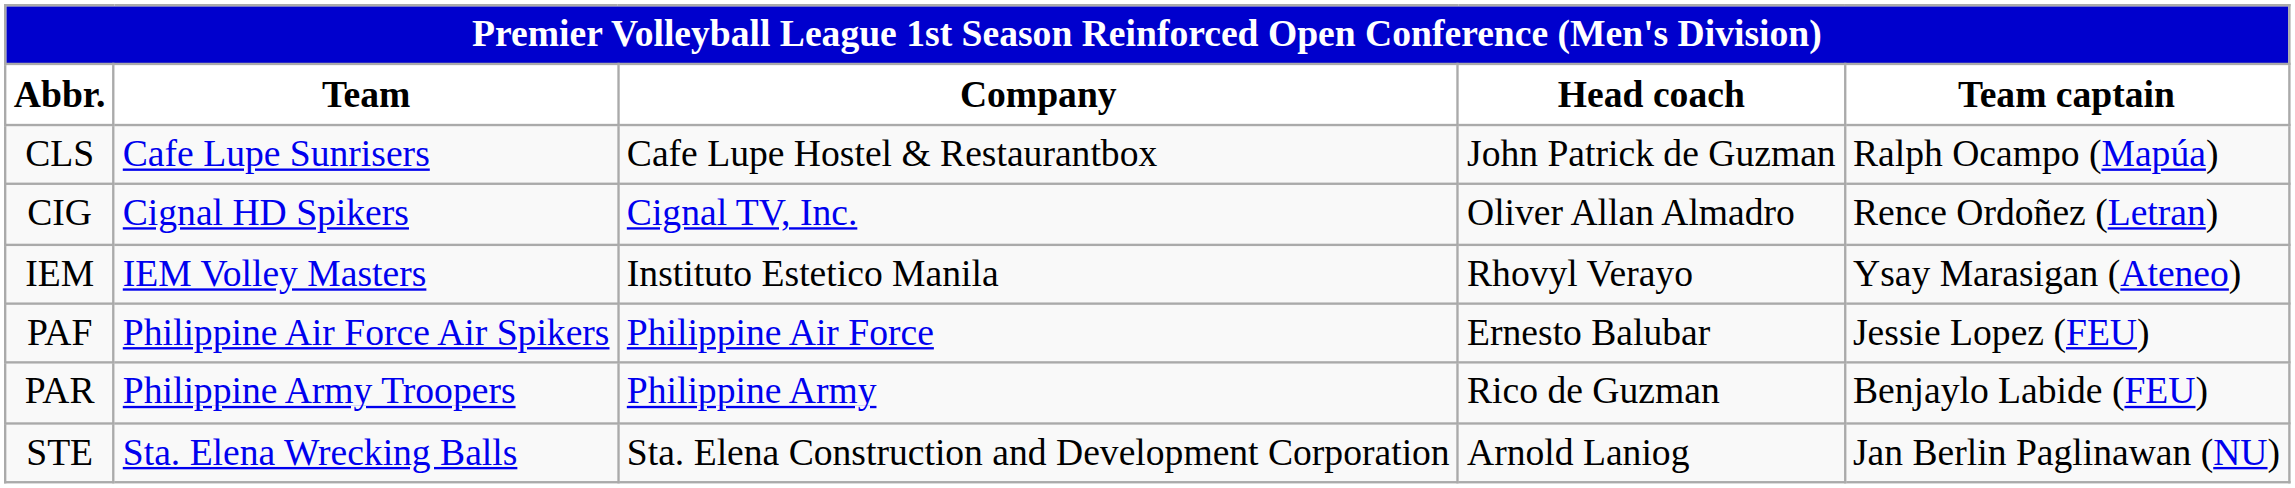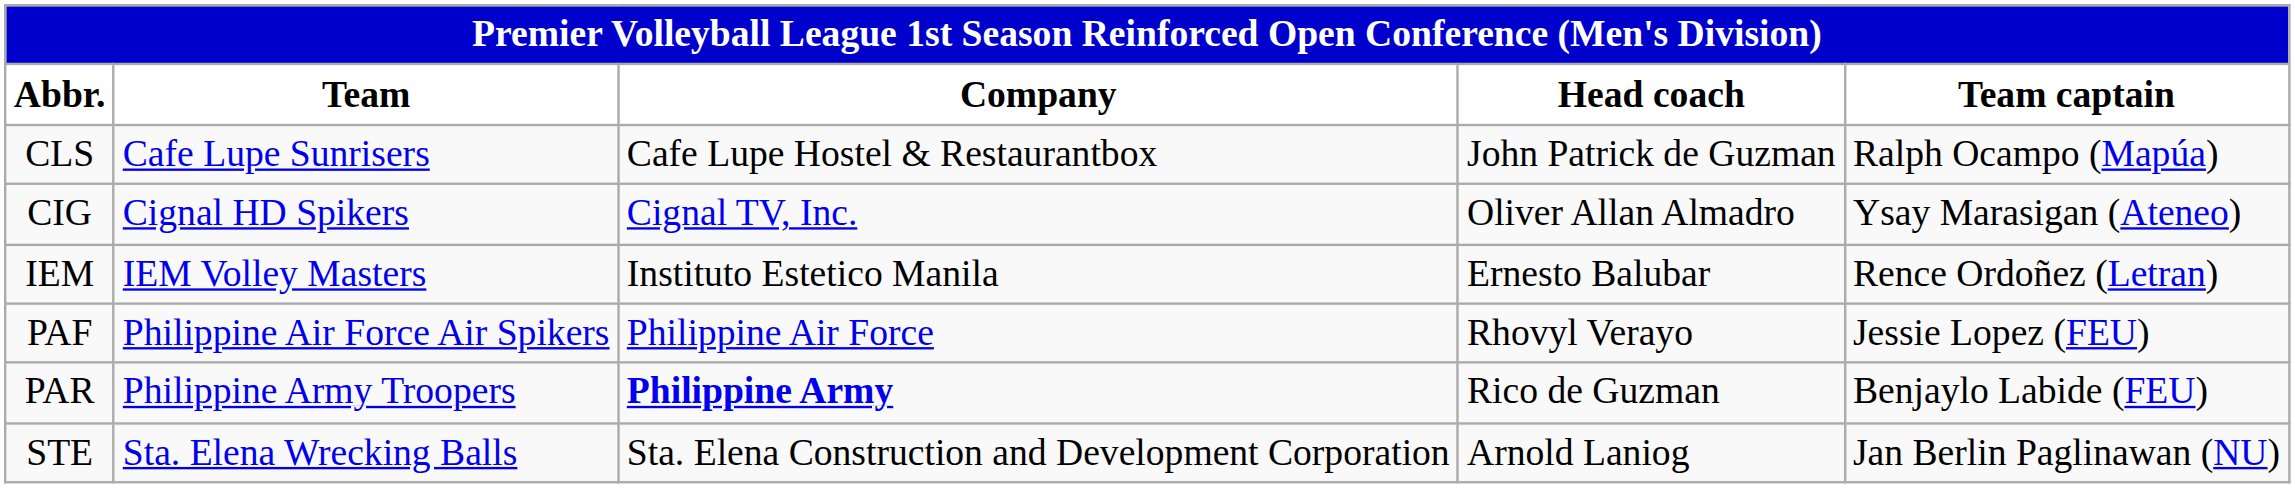(2036, 213) Rence Ordoñez (Letran) -> (2047, 213) Ysay Marasigan (Ateneo)
(1580, 272) Rhovyl Verayo -> (1589, 272) Ernesto Balubar
(2047, 272) Ysay Marasigan (Ateneo) -> (2036, 272) Rence Ordoñez (Letran)
(1589, 332) Ernesto Balubar -> (1580, 332) Rhovyl Verayo
(752, 392) normal -> (760, 392) bold
